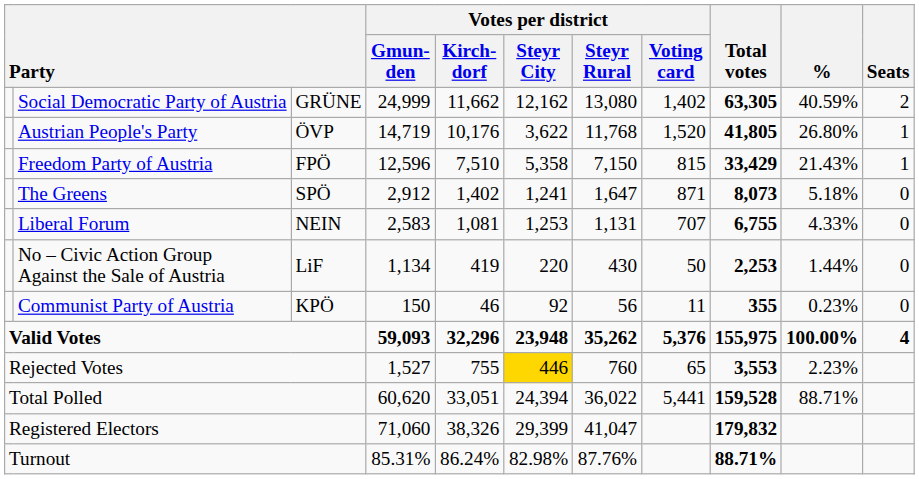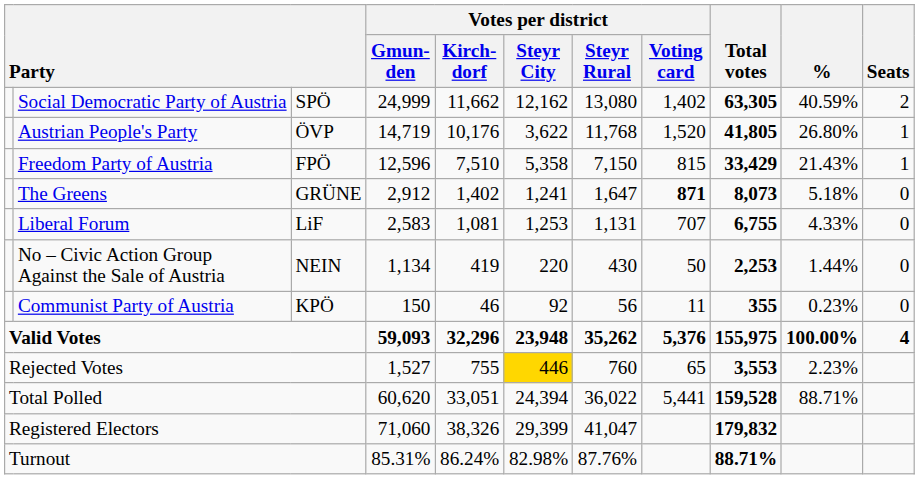(329, 102) GRÜNE -> (313, 102) SPÖ
(313, 193) SPÖ -> (329, 193) GRÜNE
(691, 193) normal -> (691, 193) bold
(318, 224) NEIN -> (309, 224) LiF
(309, 265) LiF -> (318, 265) NEIN
